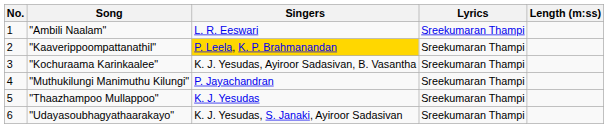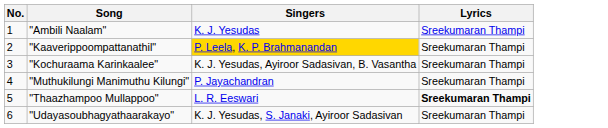- column: (565, 13)
(226, 30) L. R. Eeswari -> (227, 30) K. J. Yesudas
(227, 99) K. J. Yesudas -> (226, 99) L. R. Eeswari
(473, 99) normal -> (476, 99) bold
